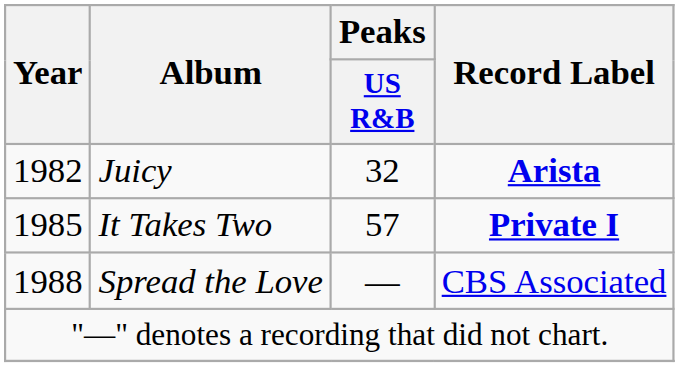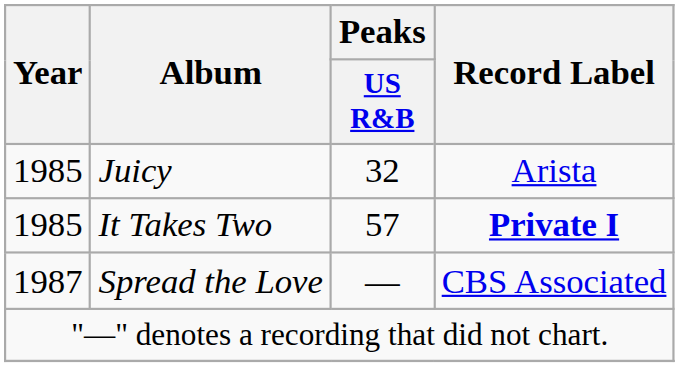(48, 170) 1982 -> (48, 170) 1985
(554, 170) bold -> (554, 170) normal
(48, 280) 1988 -> (48, 280) 1987
